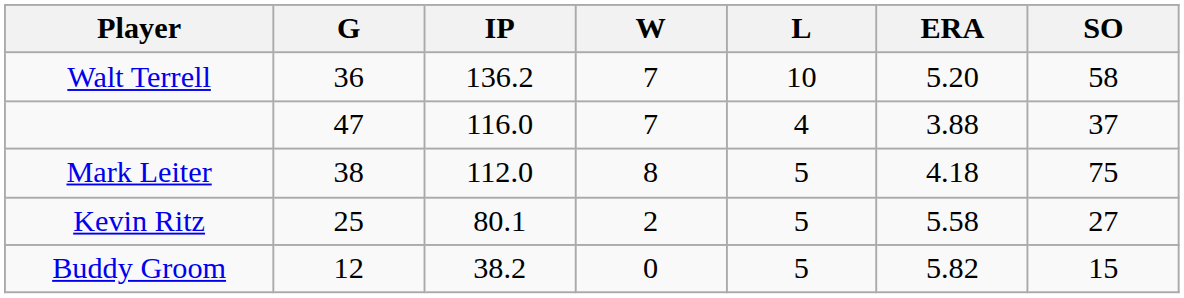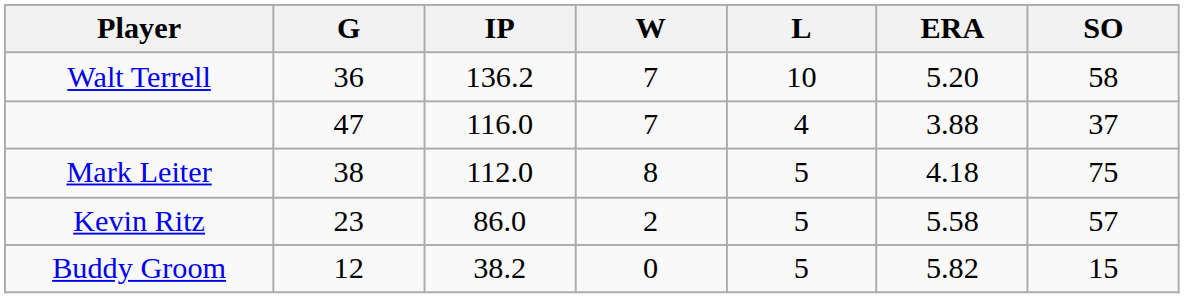(349, 220) 25 -> (349, 220) 23
(500, 220) 80.1 -> (500, 220) 86.0
(1103, 220) 27 -> (1103, 220) 57
